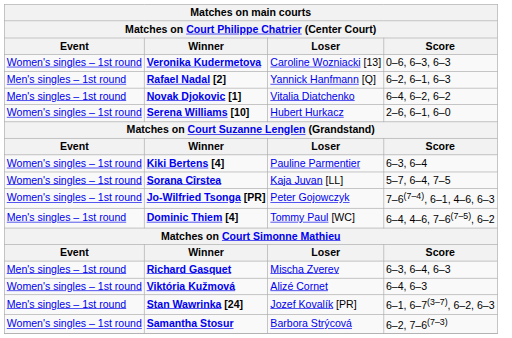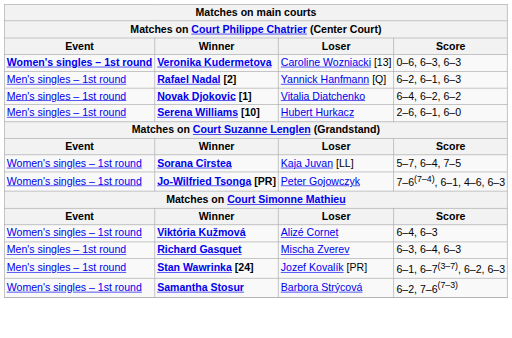(74, 63) normal -> (80, 63) bold
(74, 113) Women's singles – 1st round -> (66, 113) Men's singles – 1st round
- row: (185, 163)
- row: (192, 218)
rows swapped: (191, 286) <-> (189, 269)
